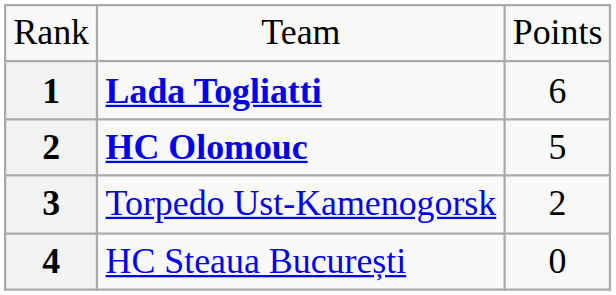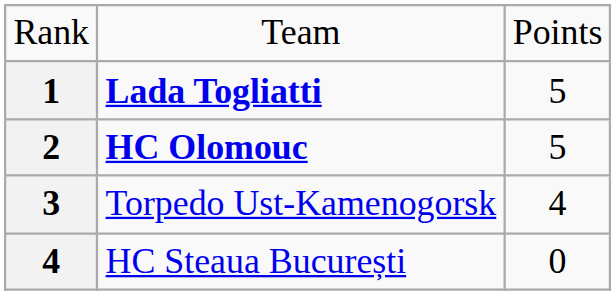(558, 89) 6 -> (558, 89) 5
(558, 203) 2 -> (558, 203) 4
